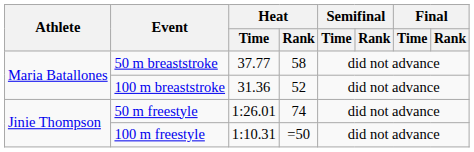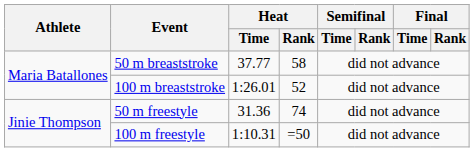(254, 87) 31.36 -> (254, 87) 1:26.01
(254, 111) 1:26.01 -> (254, 111) 31.36
